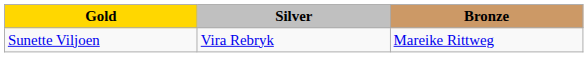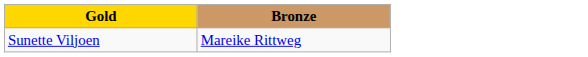- column: (294, 16)
